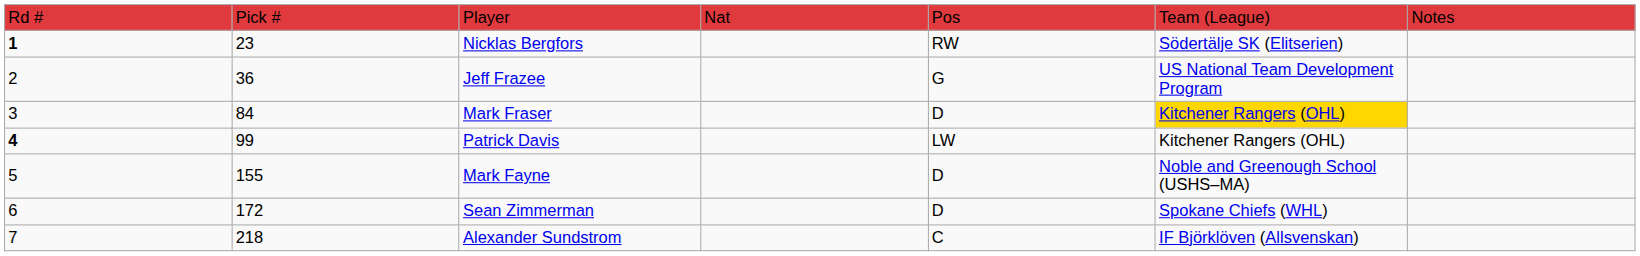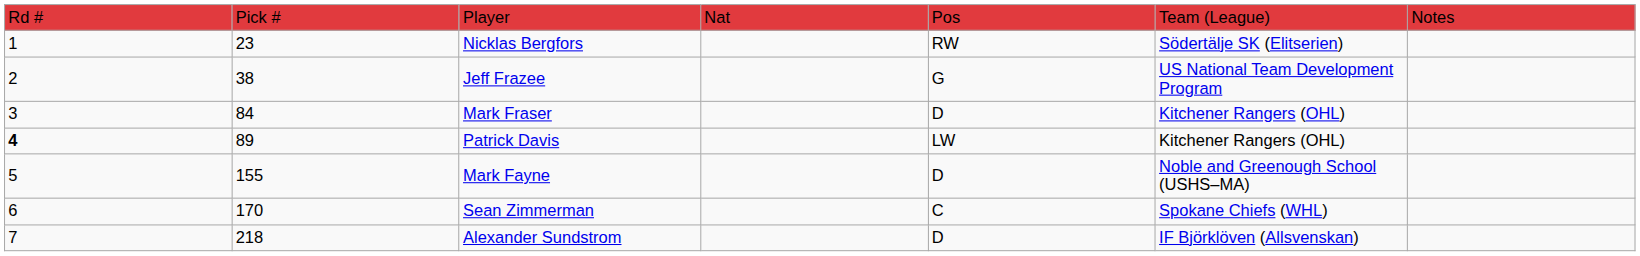(13, 43) bold -> (13, 43) normal
(245, 79) 36 -> (245, 79) 38
(1252, 114) gold background -> (1252, 114) no background
(245, 140) 99 -> (245, 140) 89
(249, 211) 172 -> (249, 211) 170
(938, 211) D -> (938, 211) C
(938, 237) C -> (938, 237) D
